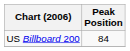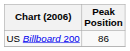(104, 38) 84 -> (104, 38) 86
